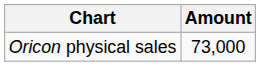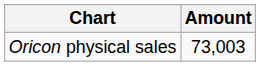(218, 46) 73,000 -> (218, 46) 73,003
